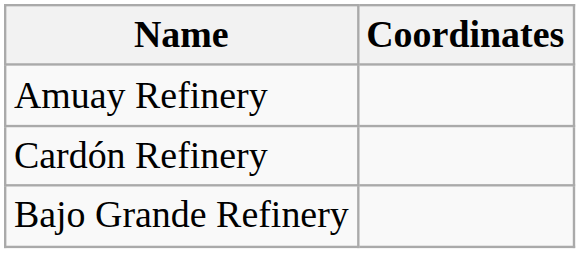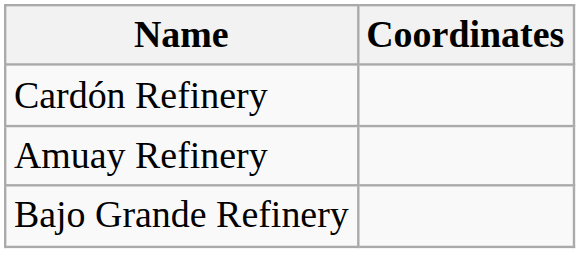rows swapped: (141, 94) <-> (141, 154)
